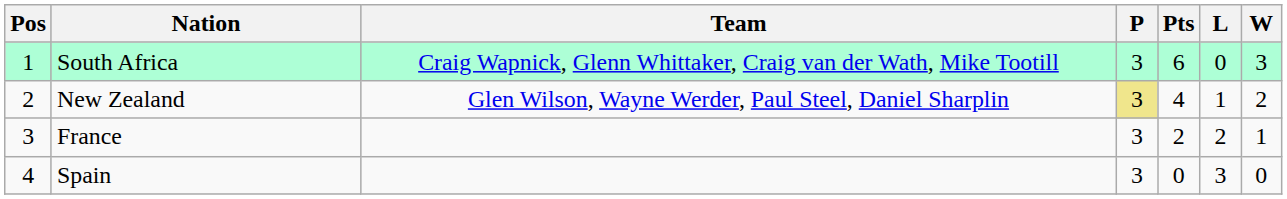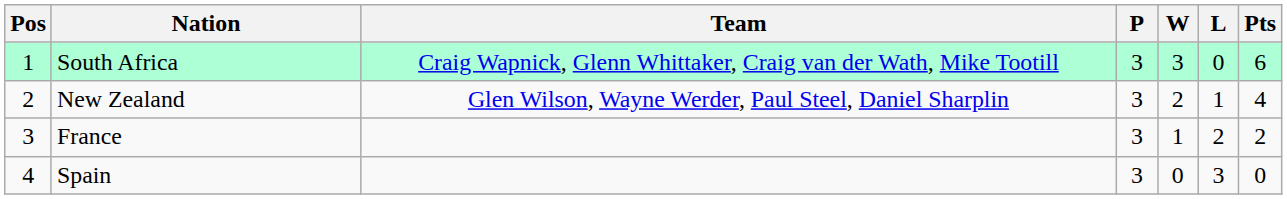columns swapped: (1261, 23) <-> (1179, 23)
(1137, 99) khaki background -> (1137, 99) no background
